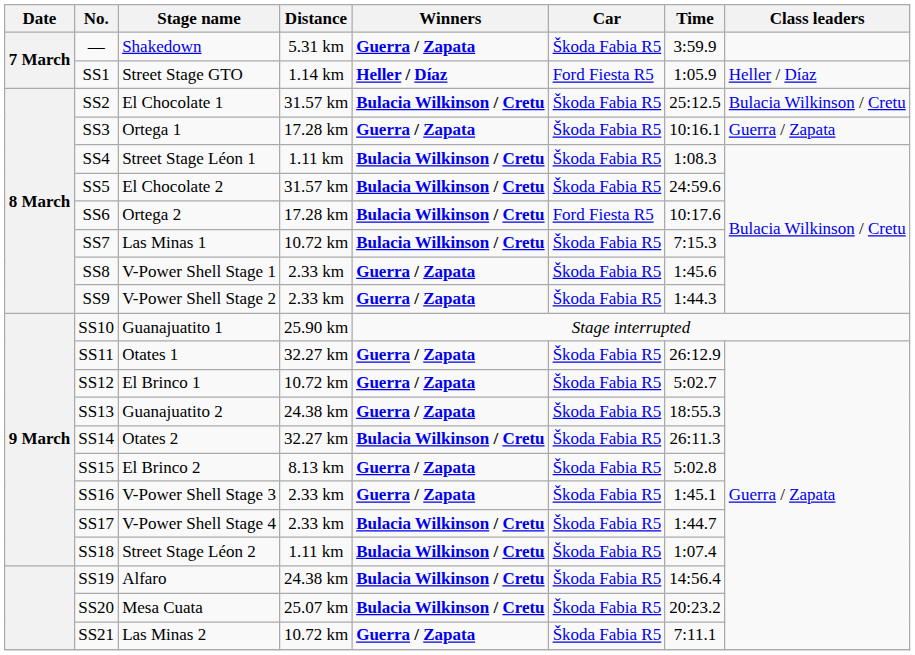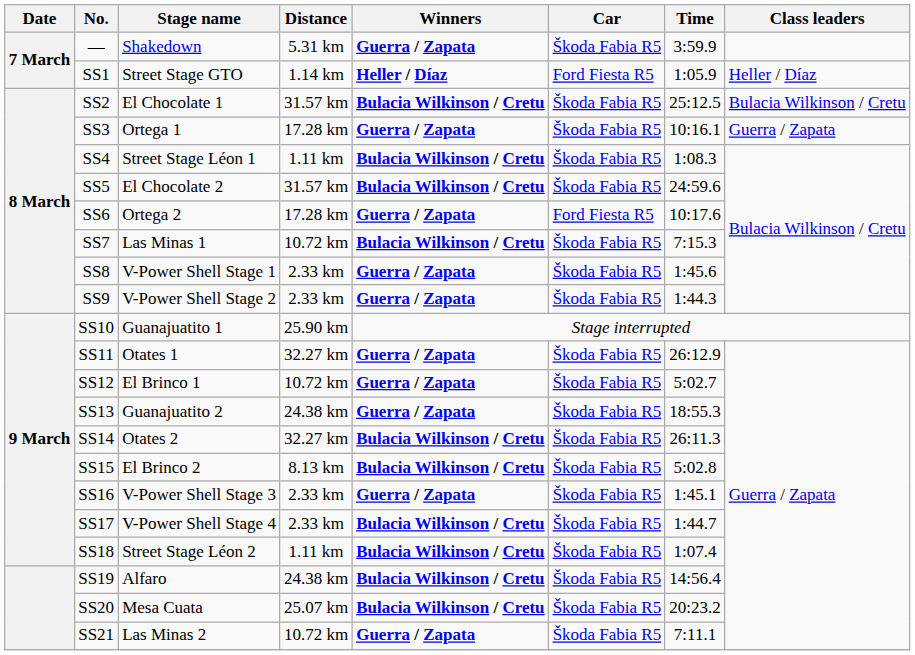(450, 214) Bulacia Wilkinson / Cretu -> (416, 214) Guerra / Zapata
(416, 466) Guerra / Zapata -> (450, 466) Bulacia Wilkinson / Cretu
